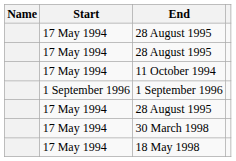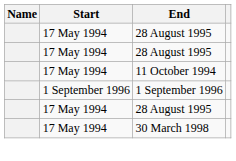- row: (75, 147)
